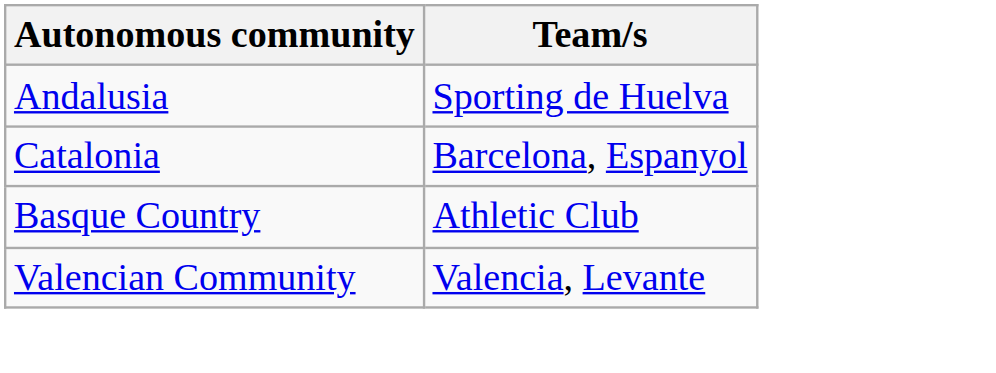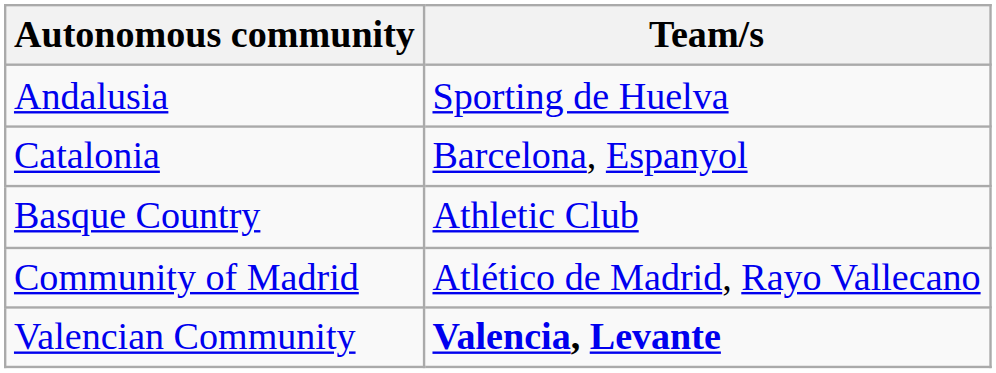+ row: (186, 276)
(569, 276) normal -> (577, 336) bold
